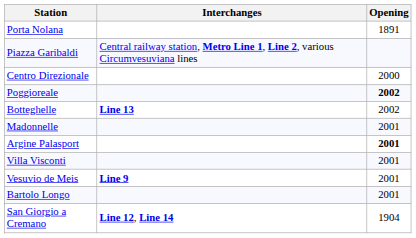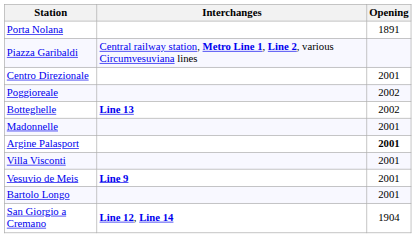(389, 76) 2000 -> (389, 76) 2001
(389, 93) bold -> (389, 93) normal
